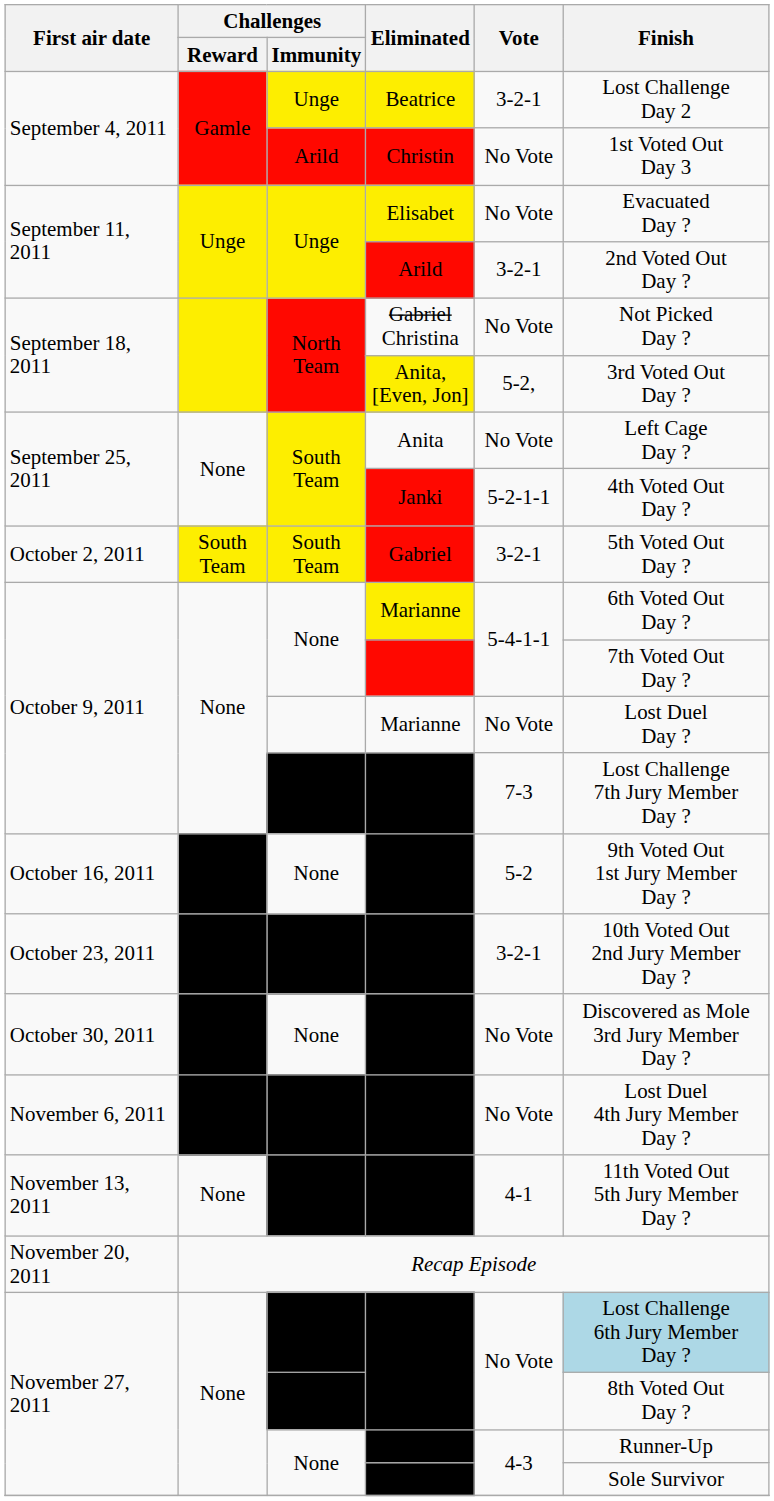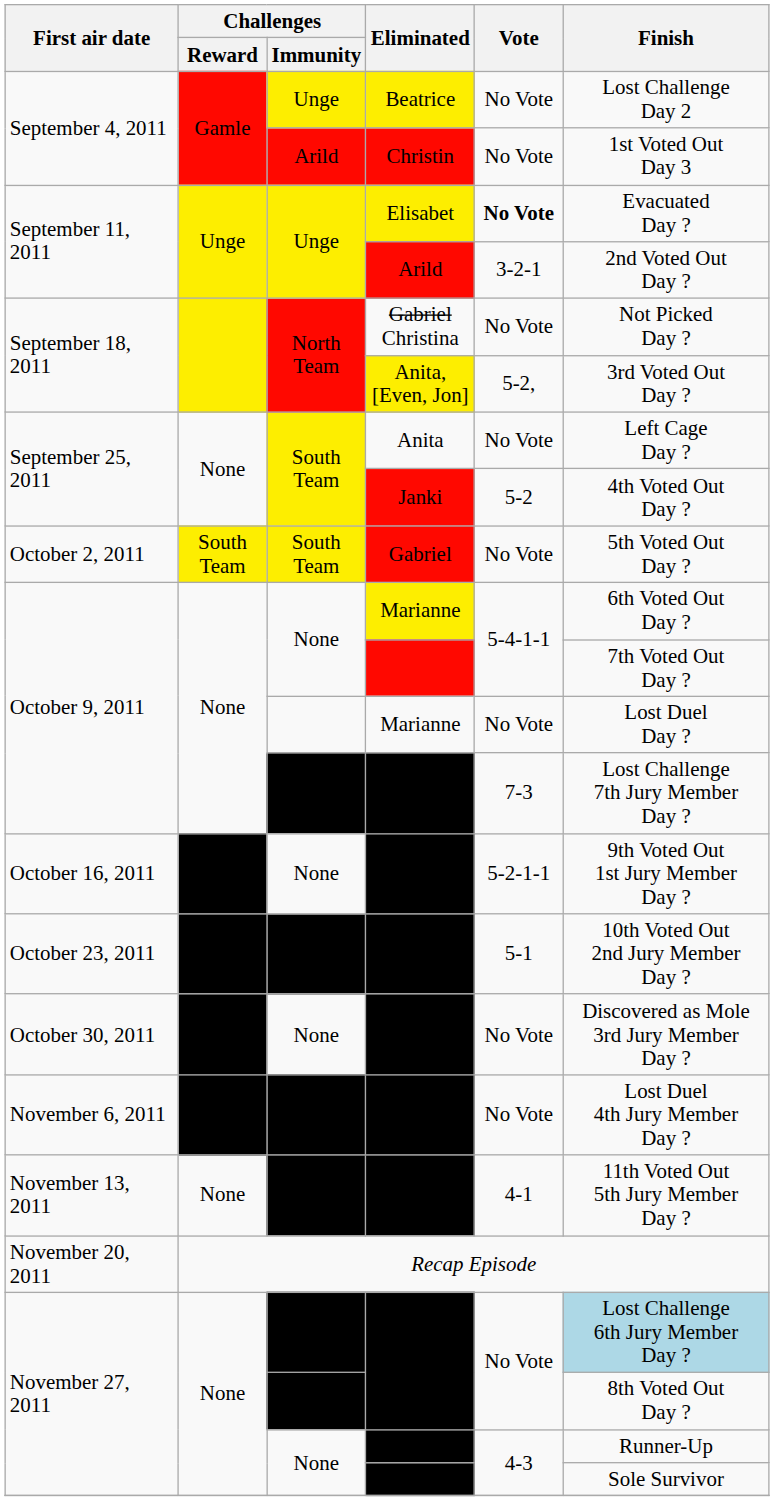(519, 99) 3-2-1 -> (519, 99) No Vote
(519, 213) normal -> (519, 213) bold
(519, 497) 5-2-1-1 -> (519, 497) 5-2
(519, 553) 3-2-1 -> (519, 553) No Vote
(519, 873) 5-2 -> (519, 873) 5-2-1-1
(519, 953) 3-2-1 -> (519, 953) 5-1
